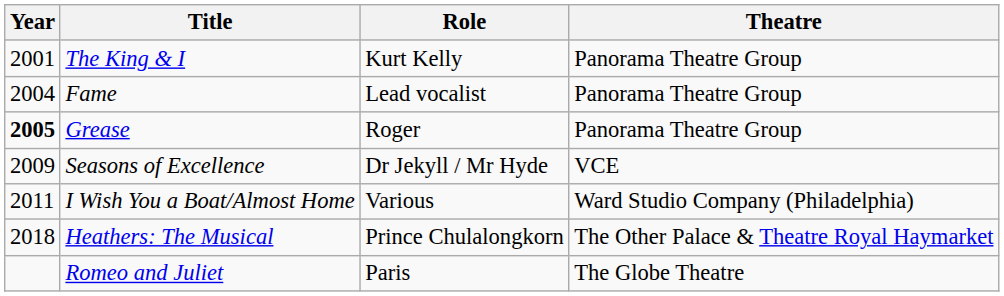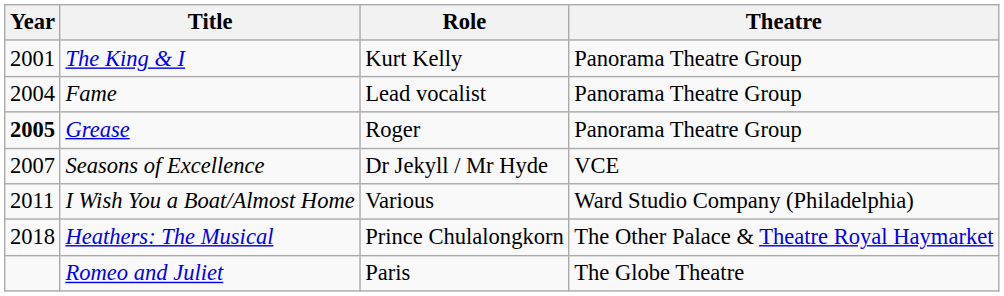(32, 165) 2009 -> (32, 165) 2007
